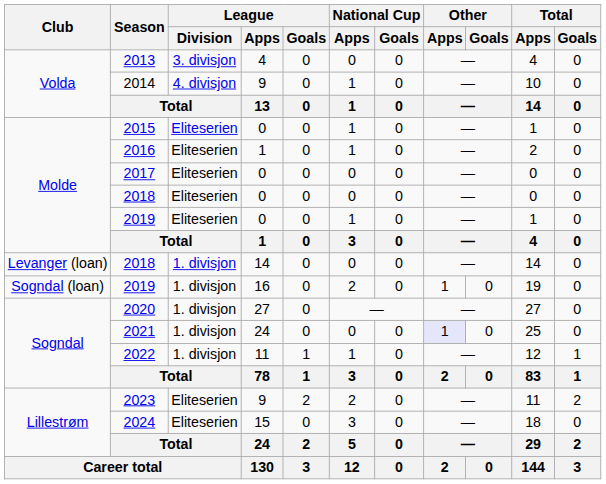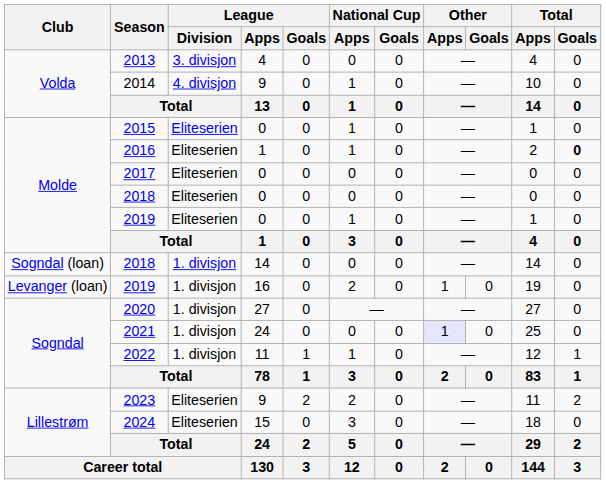(577, 151) normal -> (577, 151) bold
(58, 264) Levanger (loan) -> (58, 264) Sogndal (loan)
(58, 286) Sogndal (loan) -> (58, 286) Levanger (loan)
